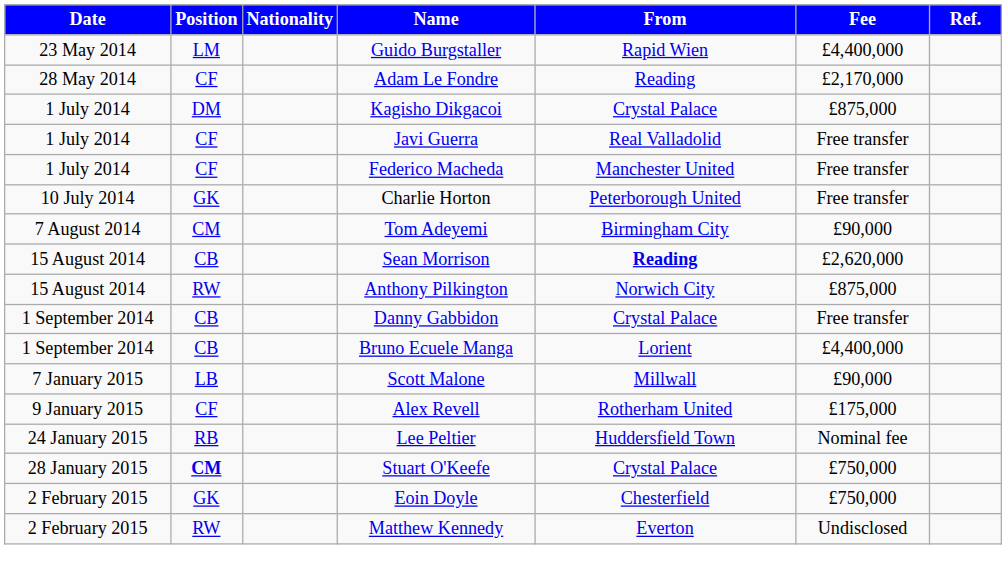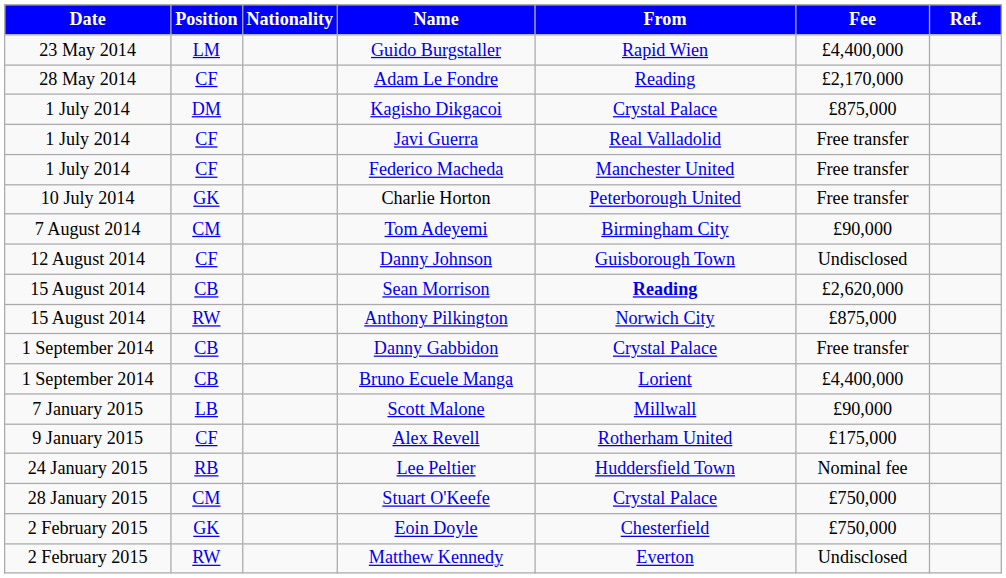+ row: (436, 259)
(206, 468) bold -> (206, 498) normal
